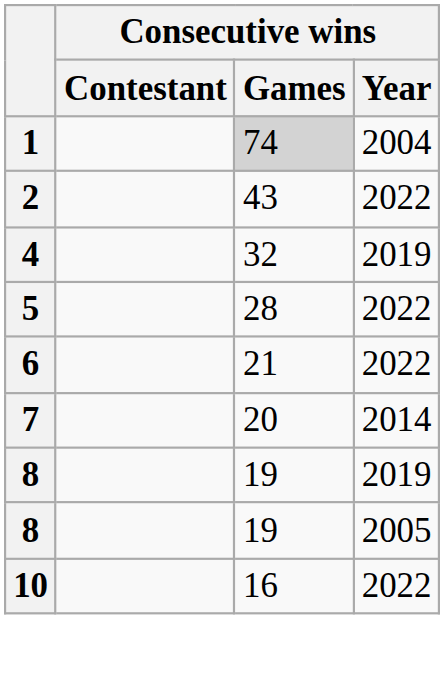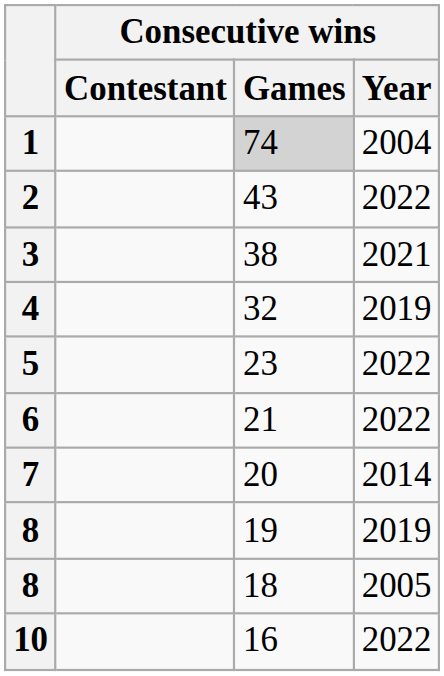+ row: (31, 253)
(260, 308) 28 -> (260, 364) 23
(260, 530) 19 -> (260, 585) 18
